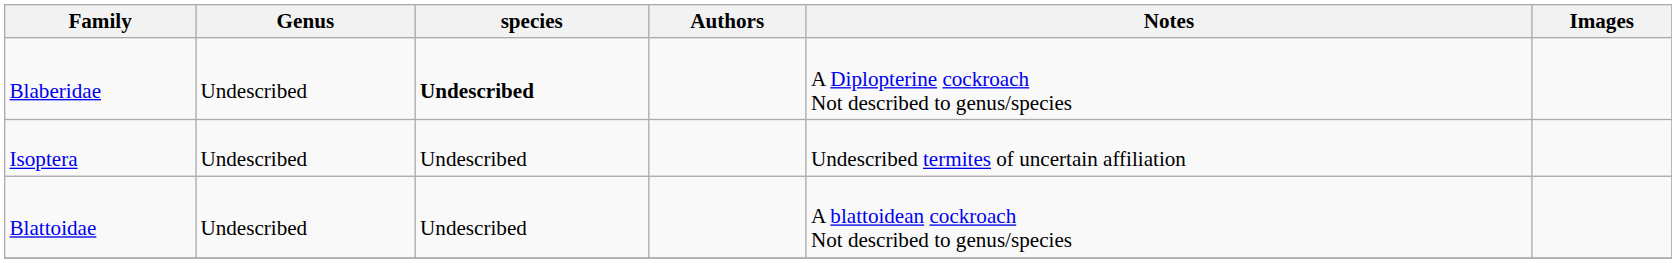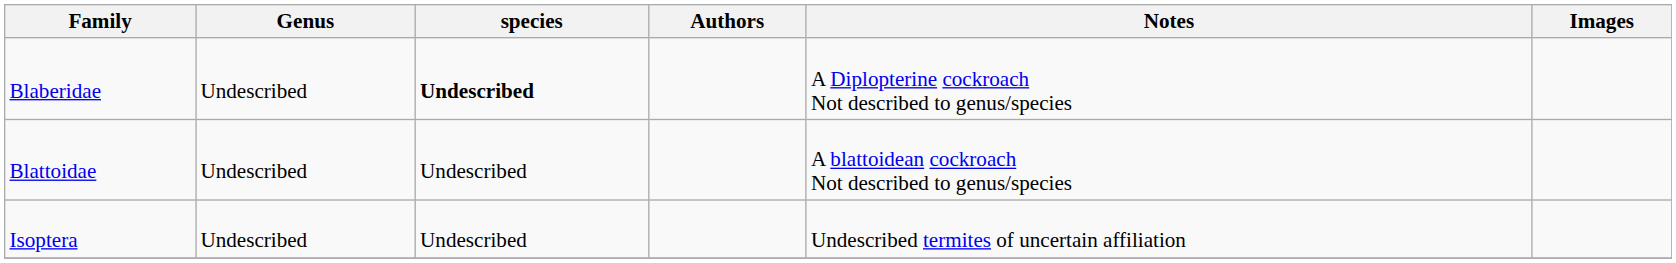rows swapped: (53, 228) <-> (44, 159)
